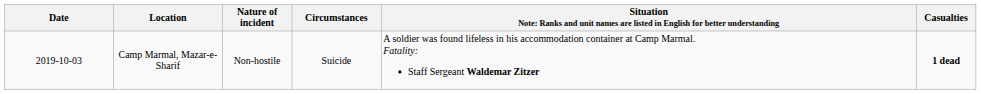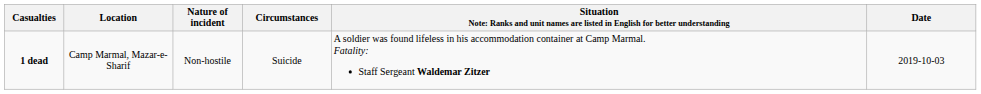columns swapped: (59, 17) <-> (946, 17)
